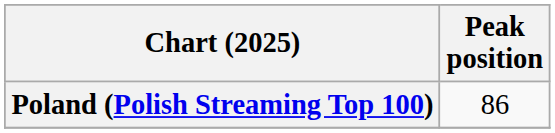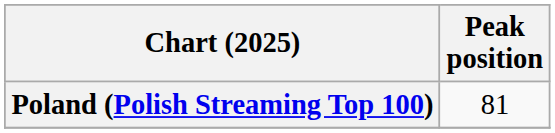(495, 104) 86 -> (495, 104) 81
